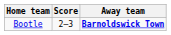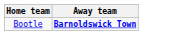- column: (66, 11)
